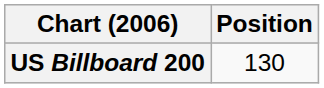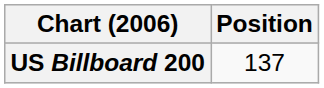(265, 62) 130 -> (265, 62) 137
